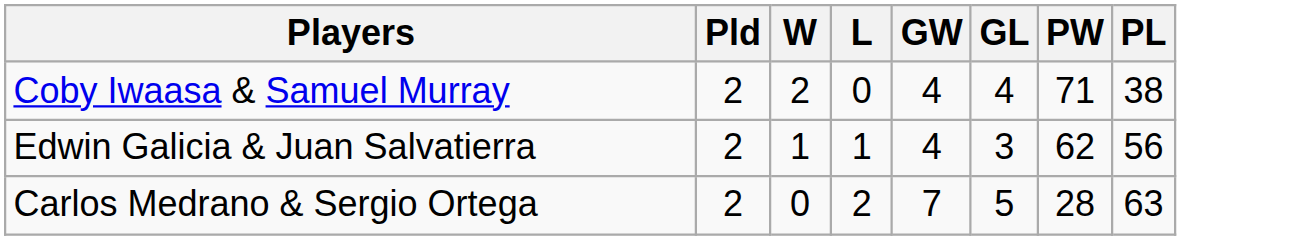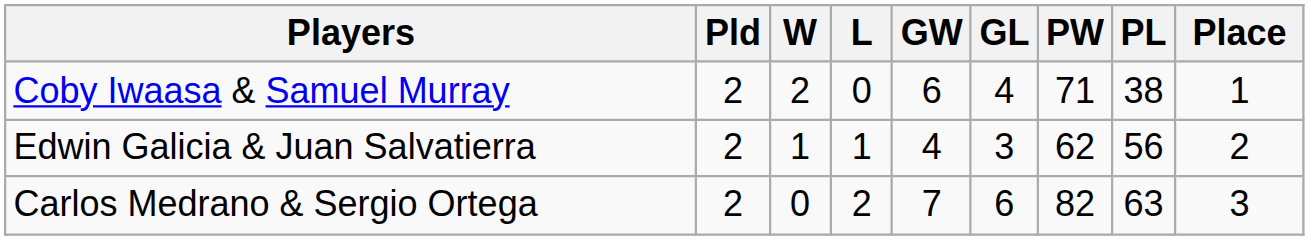+ column: (1239, 33)
(932, 90) 4 -> (932, 90) 6
(1004, 204) 5 -> (1004, 204) 6
(1075, 204) 28 -> (1075, 204) 82
